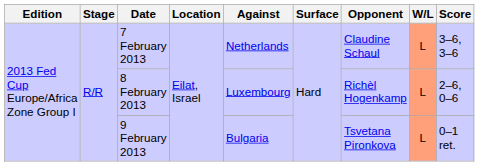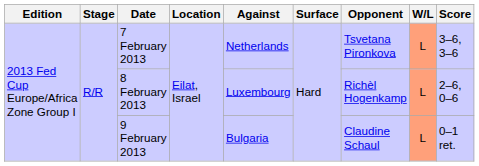(367, 45) Claudine Schaul -> (370, 45) Tsvetana Pironkova
(370, 137) Tsvetana Pironkova -> (367, 137) Claudine Schaul
